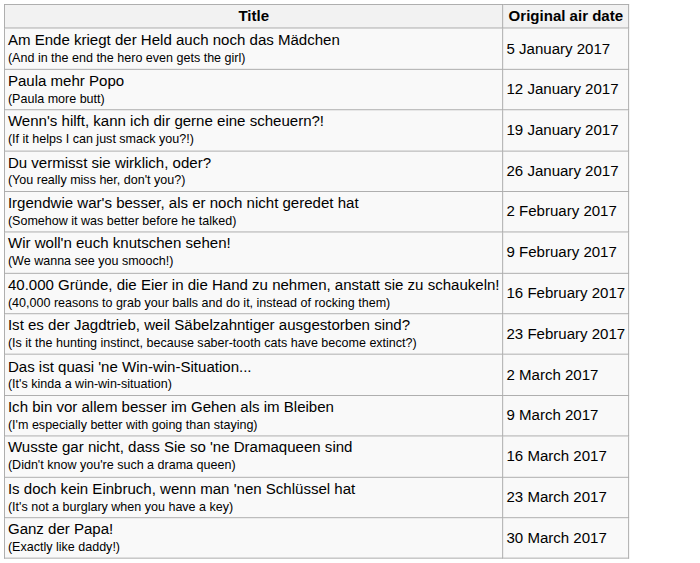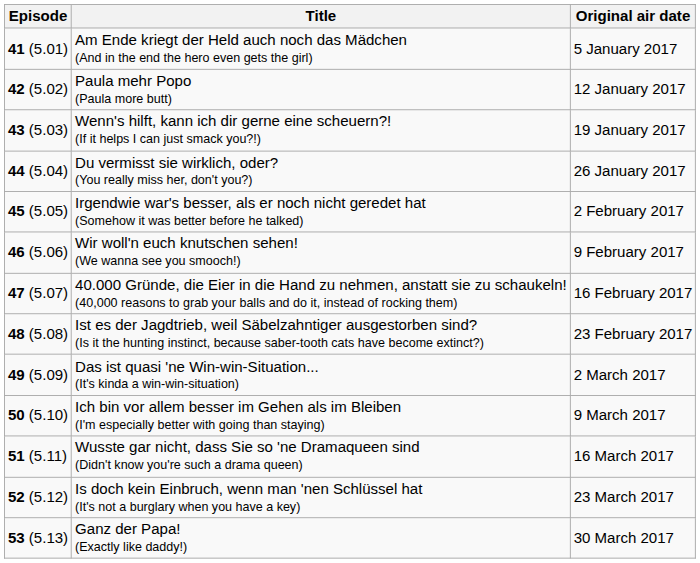+ column: (38, 16)
